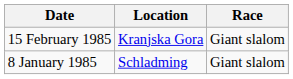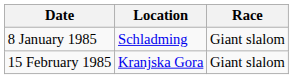rows swapped: (52, 62) <-> (60, 39)
